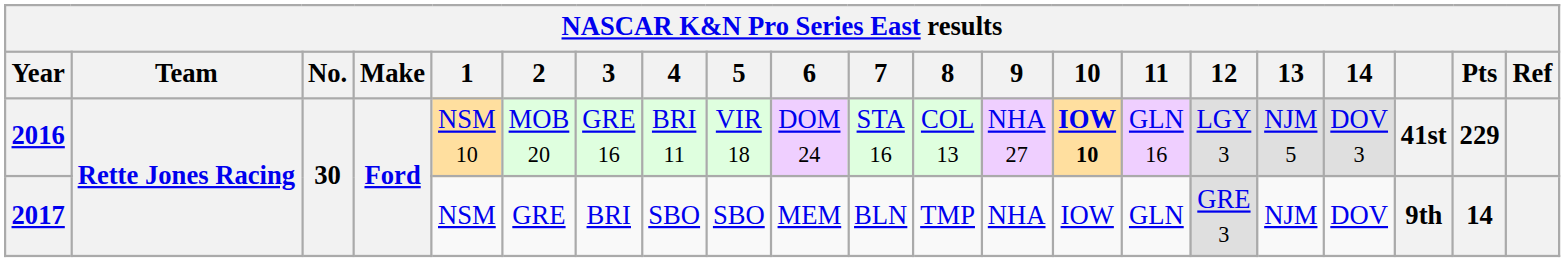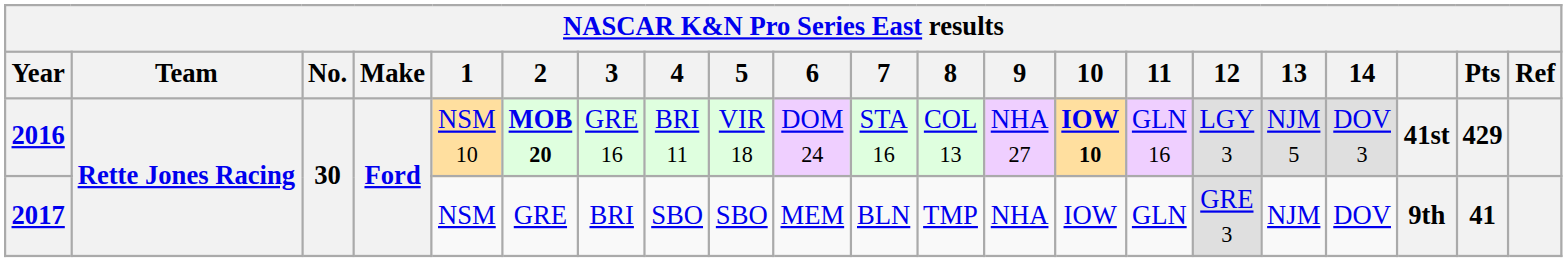(539, 135) normal -> (540, 136) bold
(1480, 136) 229 -> (1483, 136) 429
(1480, 215) 14 -> (1483, 215) 41
